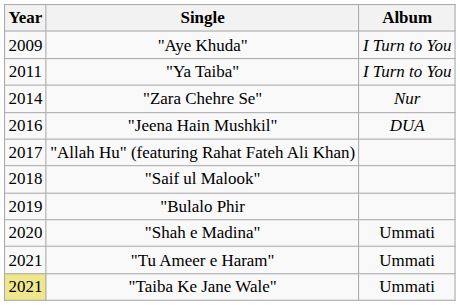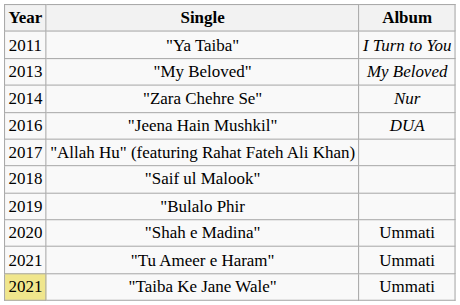- row: (203, 44)
+ row: (203, 71)
